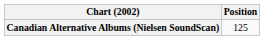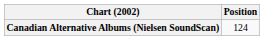(240, 27) 125 -> (240, 27) 124
